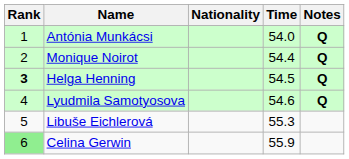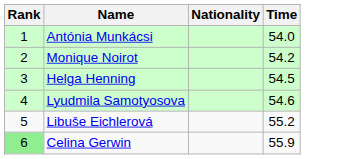- column: (322, 15)
(282, 57) 54.4 -> (282, 57) 54.2
(24, 79) bold -> (24, 79) normal
(282, 121) 55.3 -> (282, 121) 55.2
